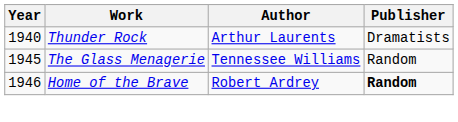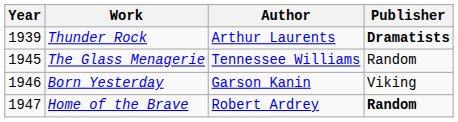(25, 38) 1940 -> (25, 38) 1939
(408, 38) normal -> (408, 38) bold
+ row: (106, 83)
(25, 83) 1946 -> (25, 106) 1947
